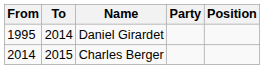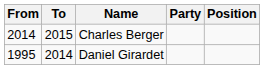rows swapped: (121, 34) <-> (121, 54)
